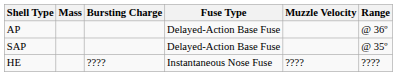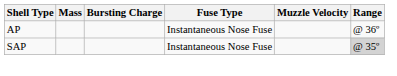(224, 29) Delayed-Action Base Fuse -> (220, 29) Instantaneous Nose Fuse
(224, 46) Delayed-Action Base Fuse -> (220, 46) Instantaneous Nose Fuse
(374, 46) no background -> (366, 46) lightgrey background
- row: (14, 63)
